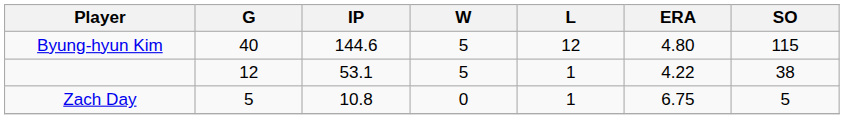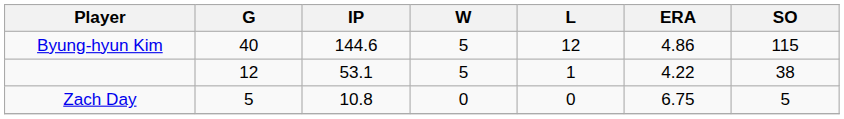(678, 45) 4.80 -> (678, 45) 4.86
(571, 99) 1 -> (571, 99) 0
